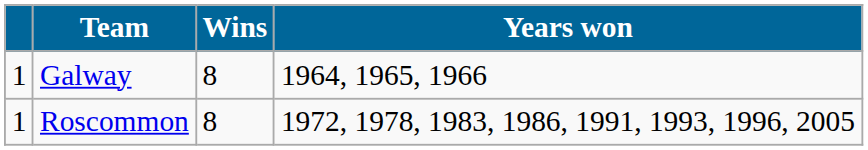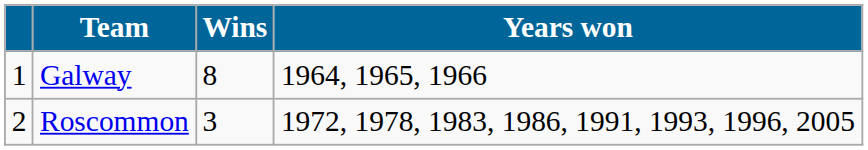(19, 121) 1 -> (19, 121) 2
(210, 121) 8 -> (210, 121) 3
